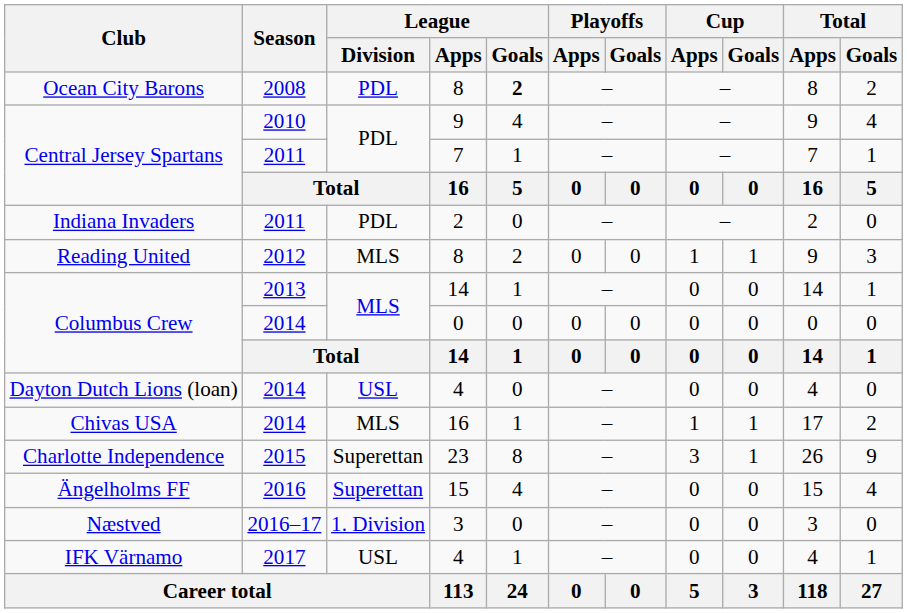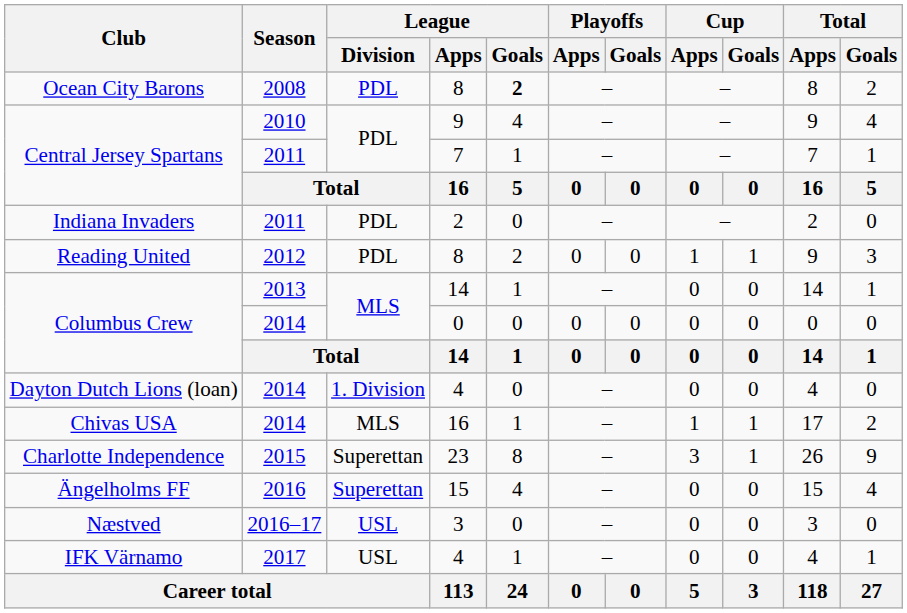(378, 255) MLS -> (378, 255) PDL
(378, 389) USL -> (378, 389) 1. Division
(378, 523) 1. Division -> (378, 523) USL
